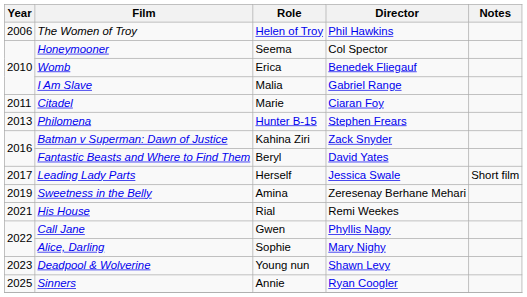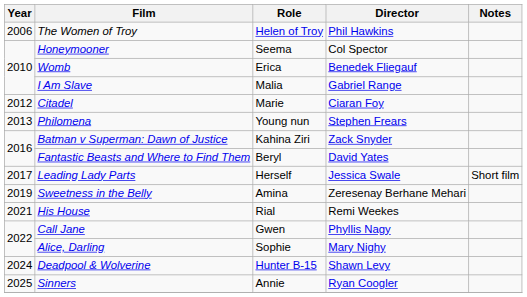(19, 103) 2011 -> (20, 103) 2012
(286, 121) Hunter B-15 -> (282, 121) Young nun
(20, 265) 2023 -> (20, 265) 2024
(282, 265) Young nun -> (286, 265) Hunter B-15
